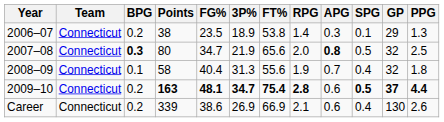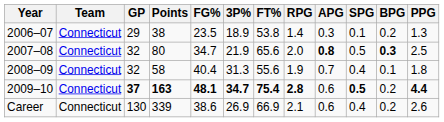columns swapped: (395, 13) <-> (139, 13)
